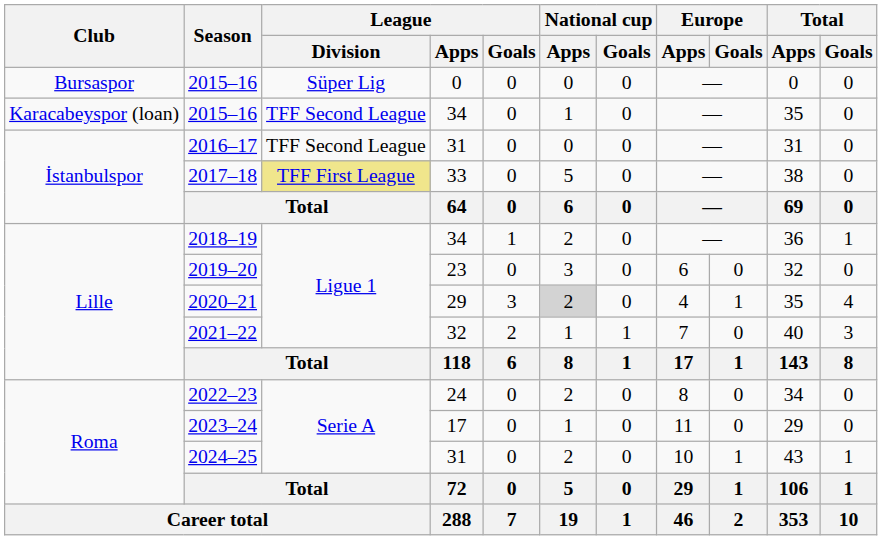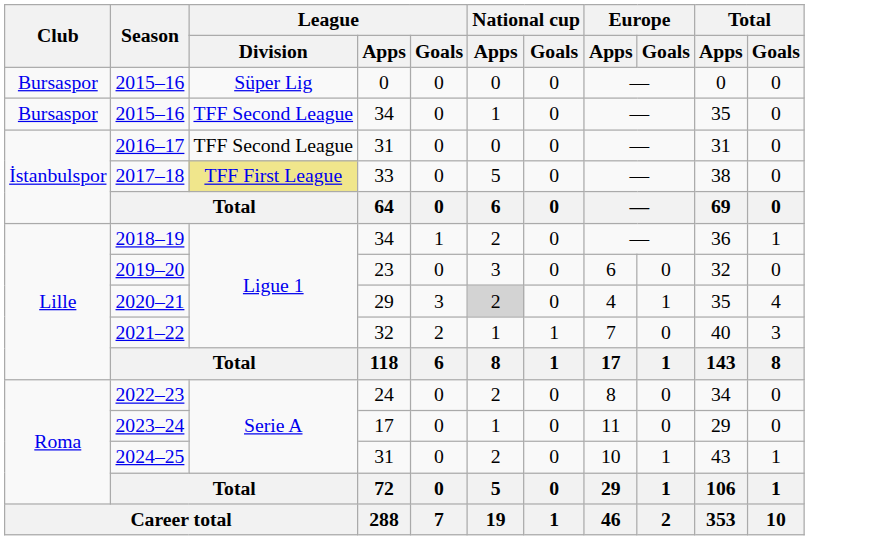(94, 113) Karacabeyspor (loan) -> (58, 113) Bursaspor
